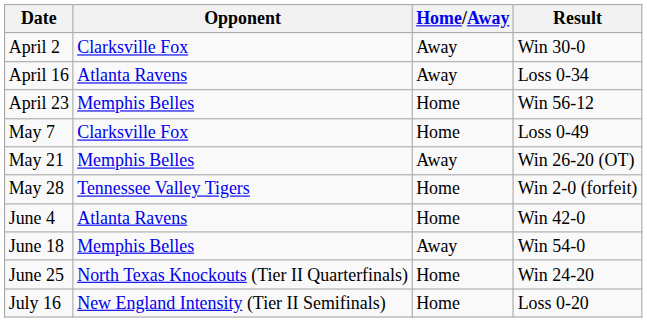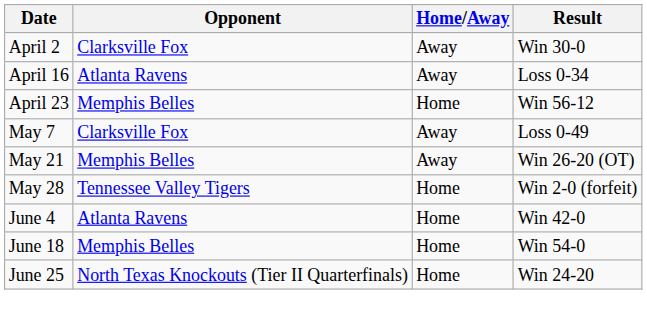(438, 132) Home -> (437, 132) Away
(437, 246) Away -> (438, 246) Home
- row: (35, 302)
